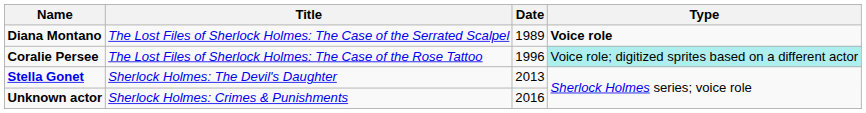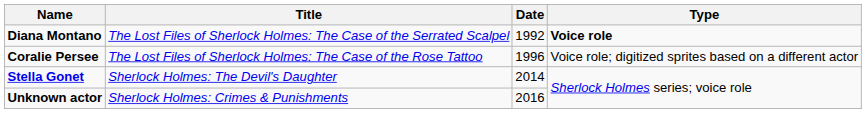(530, 35) 1989 -> (530, 35) 1992
(704, 56) paleturquoise background -> (704, 56) no background
(530, 77) 2013 -> (530, 77) 2014
